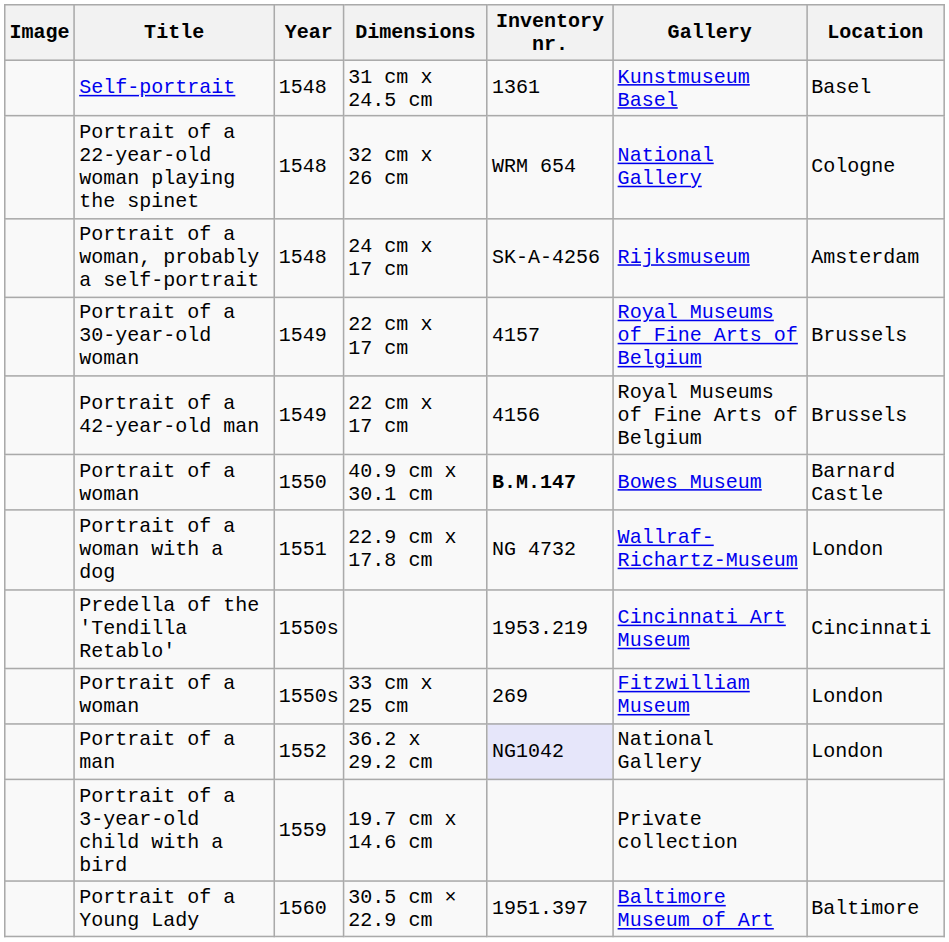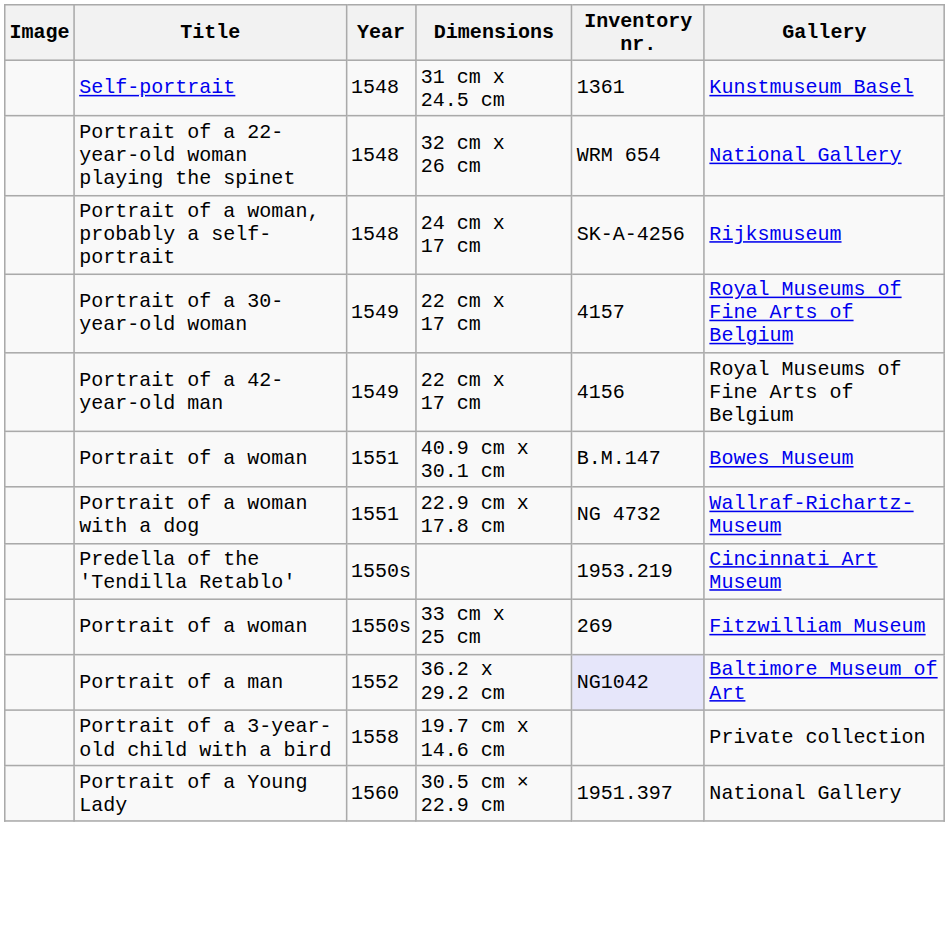- column: (875, 33)
(303, 483) 1550 -> (375, 459) 1551
(534, 483) bold -> (619, 459) normal
(666, 752) National Gallery -> (824, 682) Baltimore Museum of Art
(303, 830) 1559 -> (375, 738) 1558
(696, 909) Baltimore Museum of Art -> (805, 794) National Gallery
